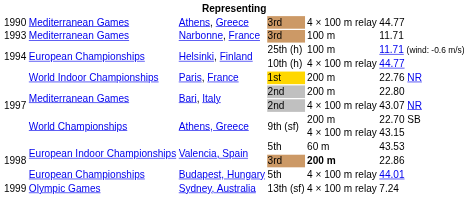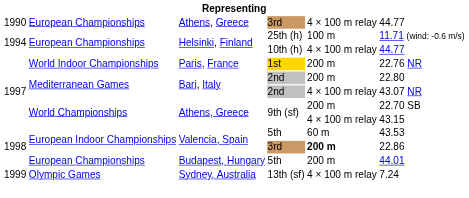(79, 22) Mediterranean Games -> (87, 22) European Championships
- row: (219, 36)
(342, 175) 4 × 100 m relay -> (321, 161) 200 m
